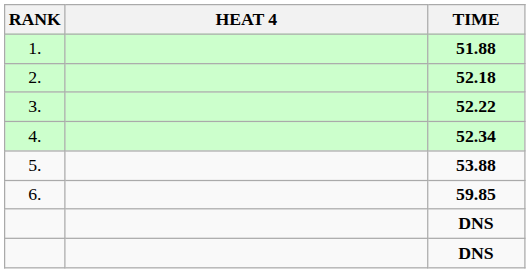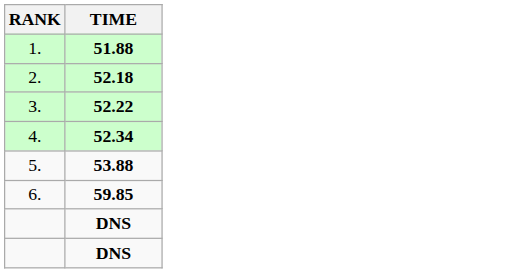- column: (246, 19)
